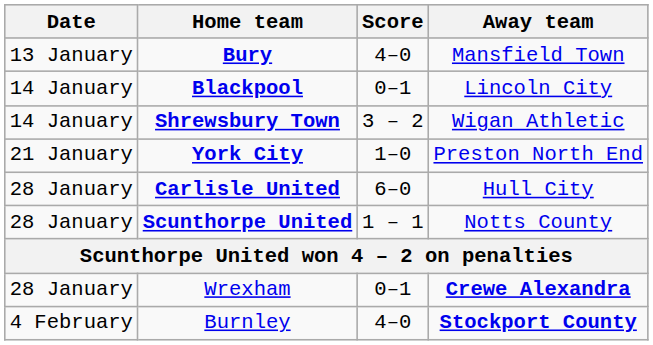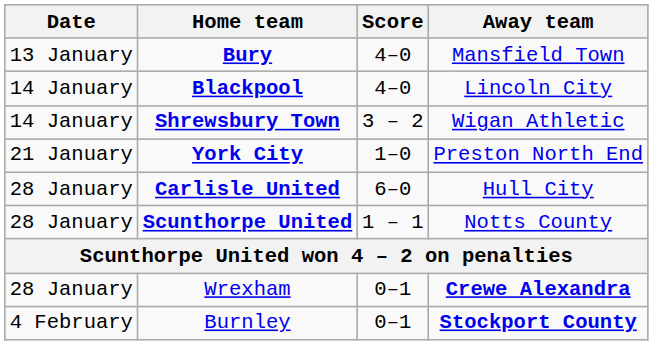(393, 88) 0–1 -> (393, 88) 4–0
(393, 323) 4–0 -> (393, 323) 0–1
